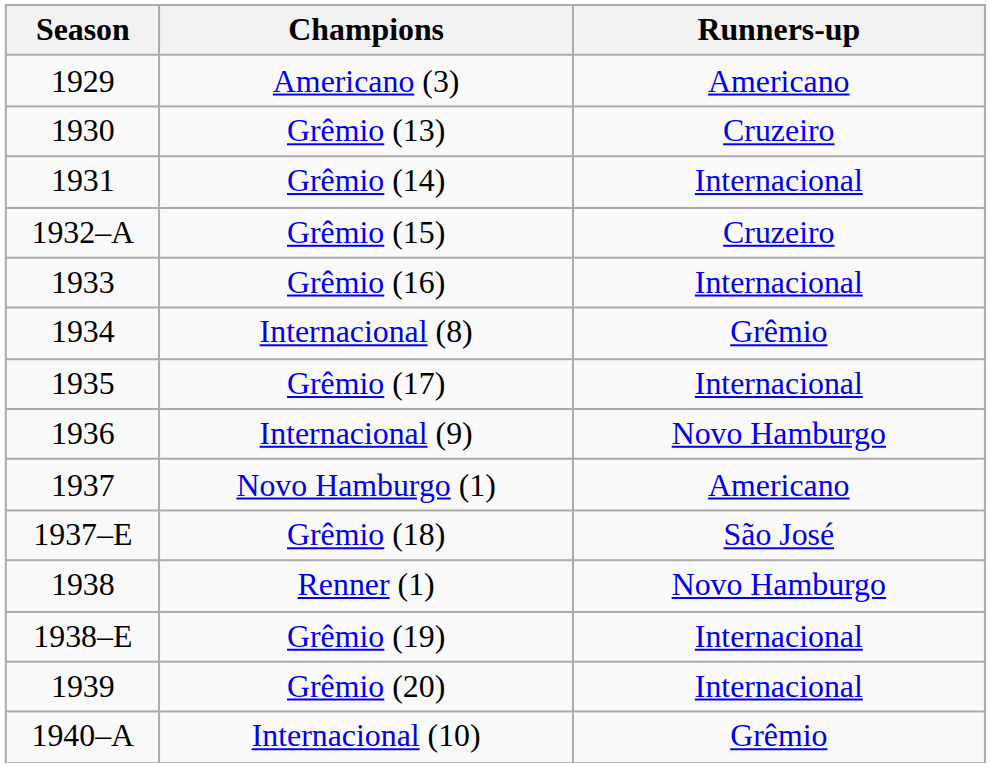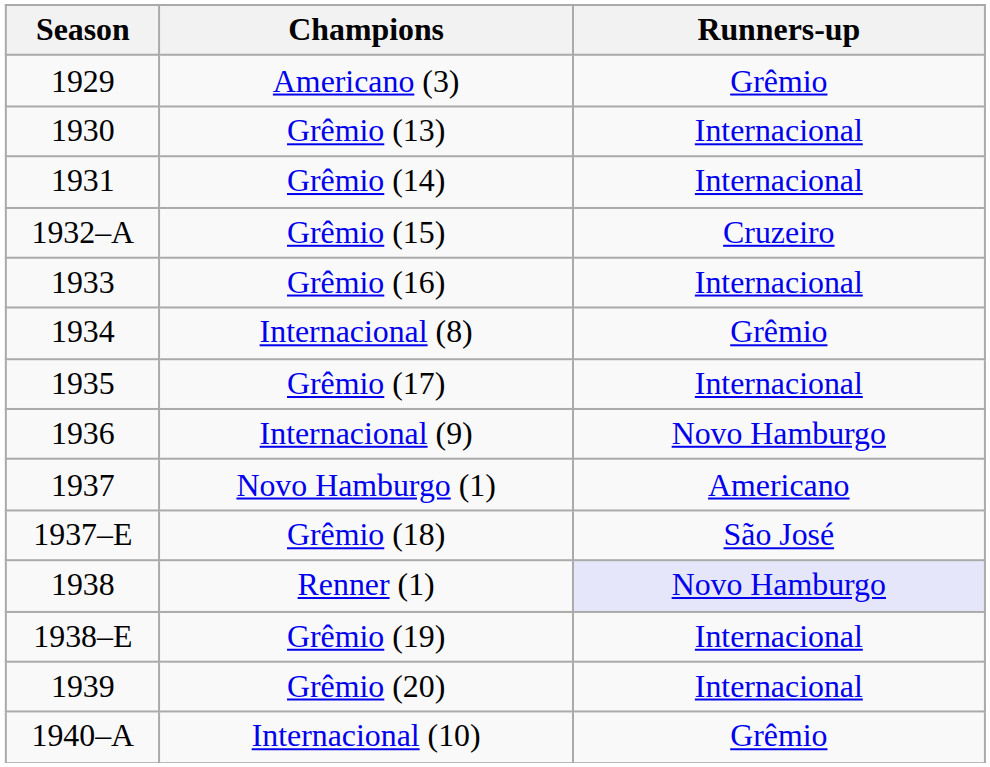(779, 80) Americano -> (779, 80) Grêmio
(779, 130) Cruzeiro -> (779, 130) Internacional
(779, 585) no background -> (779, 585) lavender background
